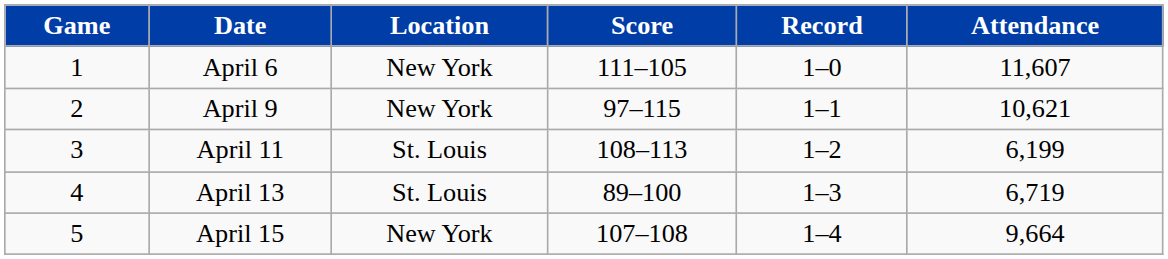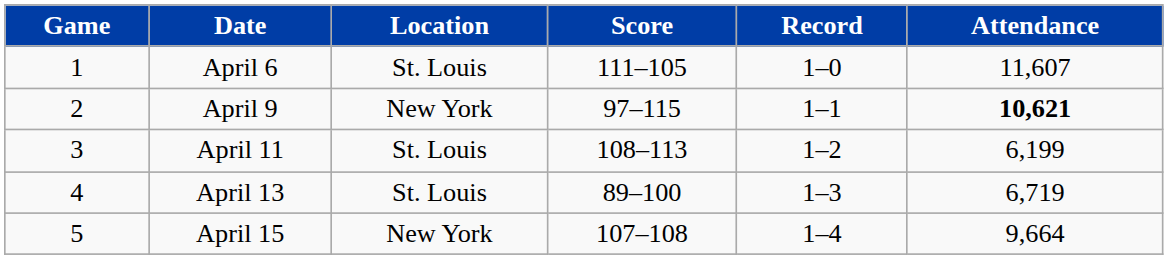(439, 66) New York -> (439, 66) St. Louis
(1035, 108) normal -> (1035, 108) bold
